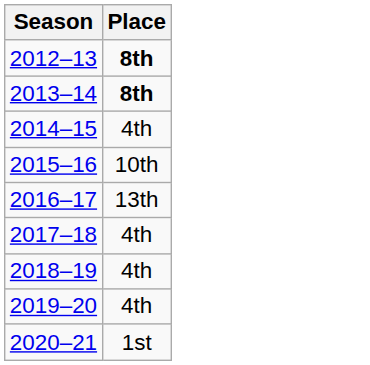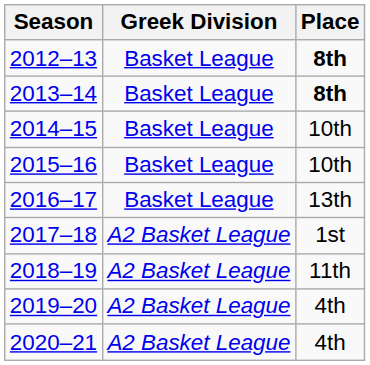+ column: (199, 22)
(137, 128) 4th -> (330, 128) 10th
(137, 235) 4th -> (330, 235) 1st
(137, 270) 4th -> (330, 270) 11th
(137, 341) 1st -> (330, 341) 4th
